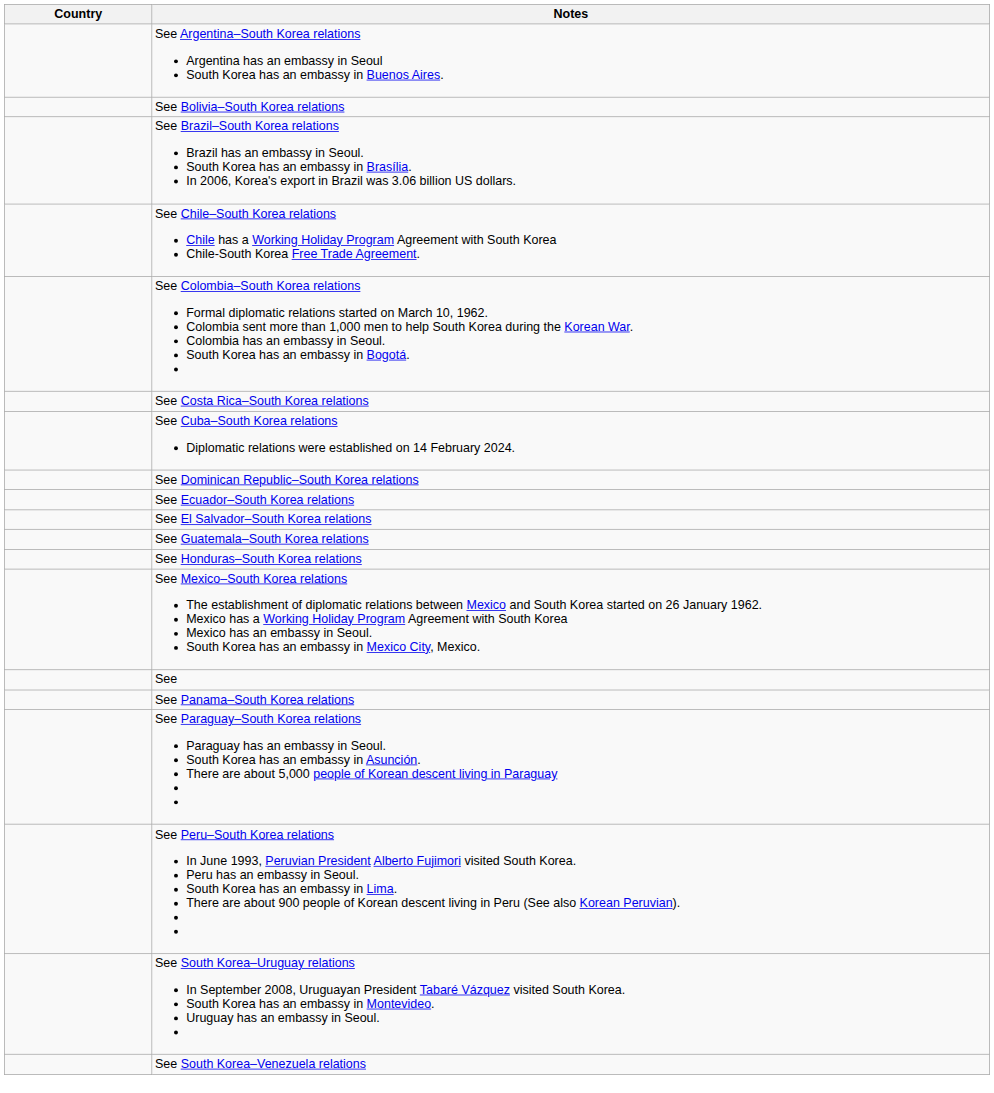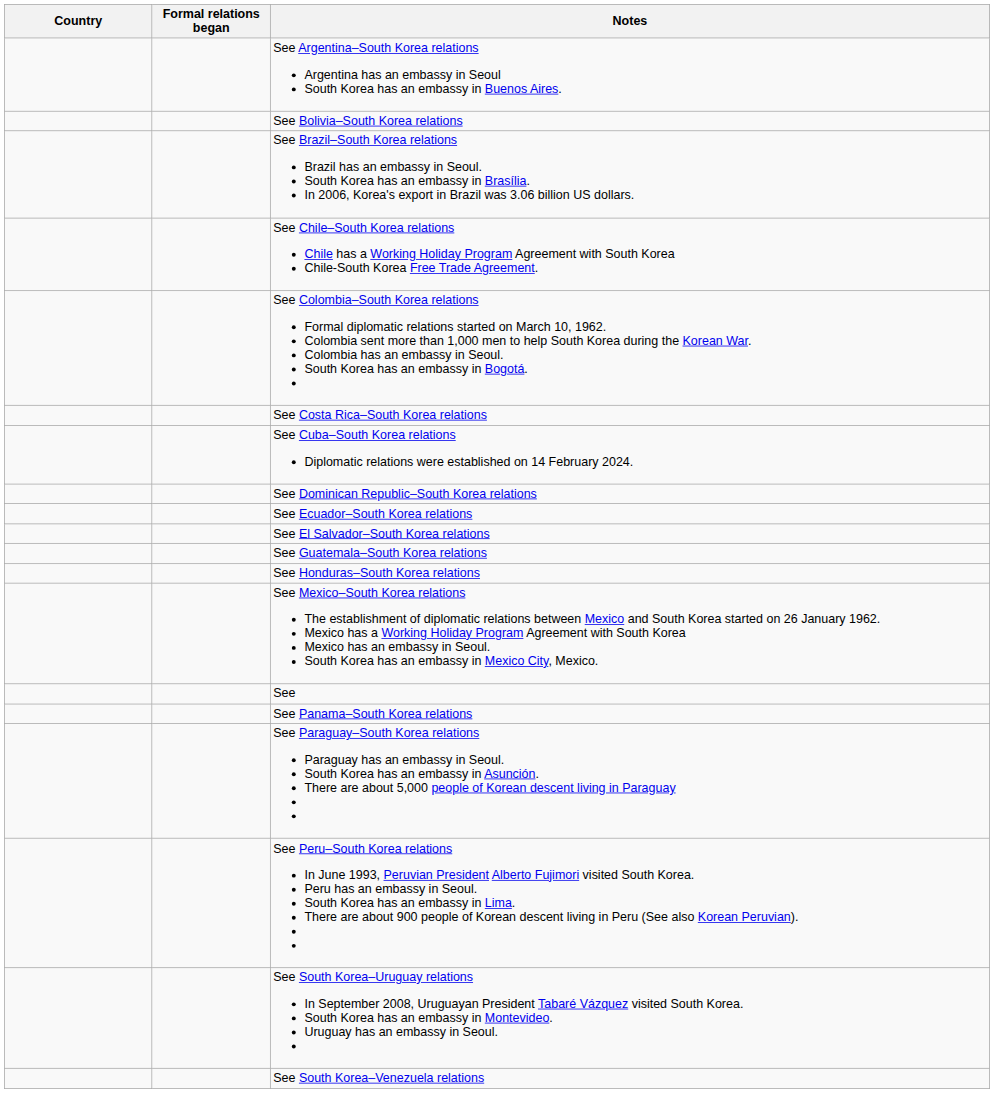+ column: (211, 21)
